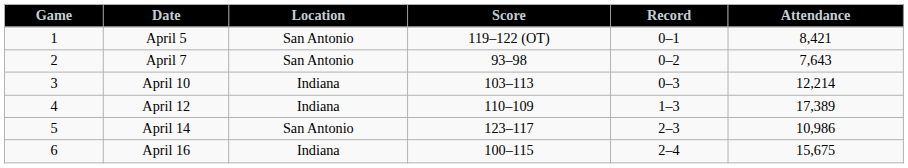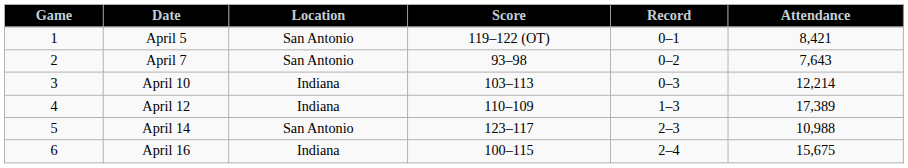(816, 128) 10,986 -> (816, 128) 10,988
